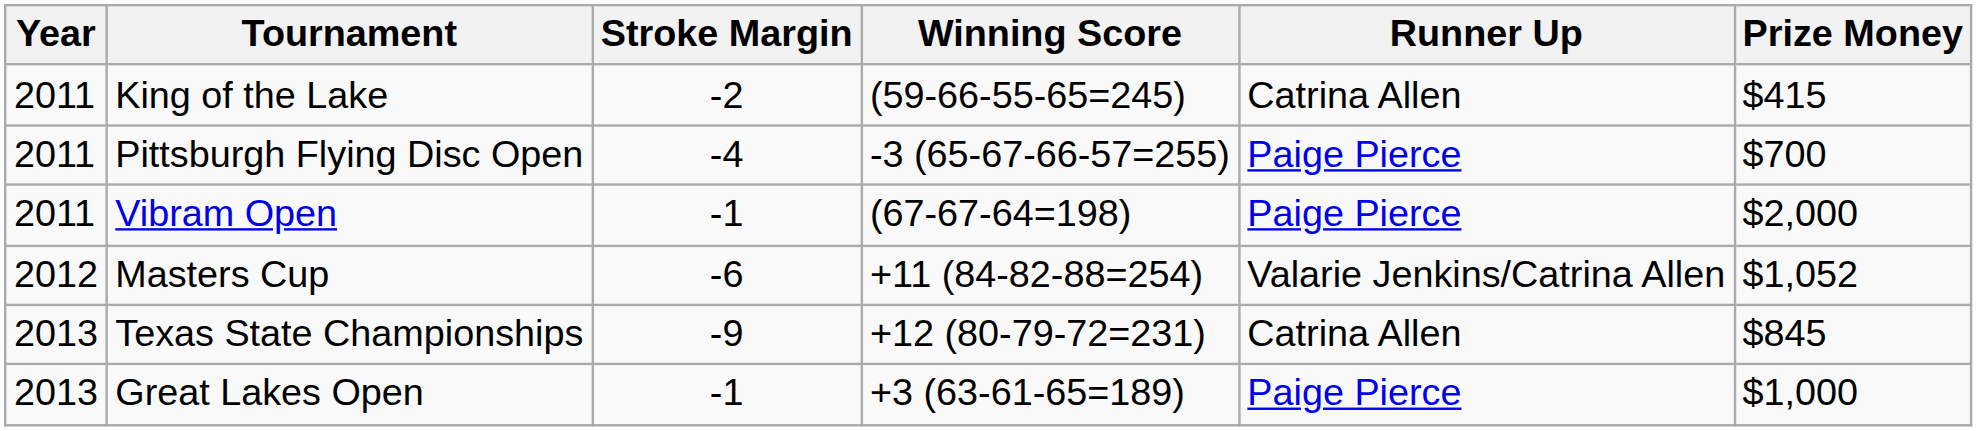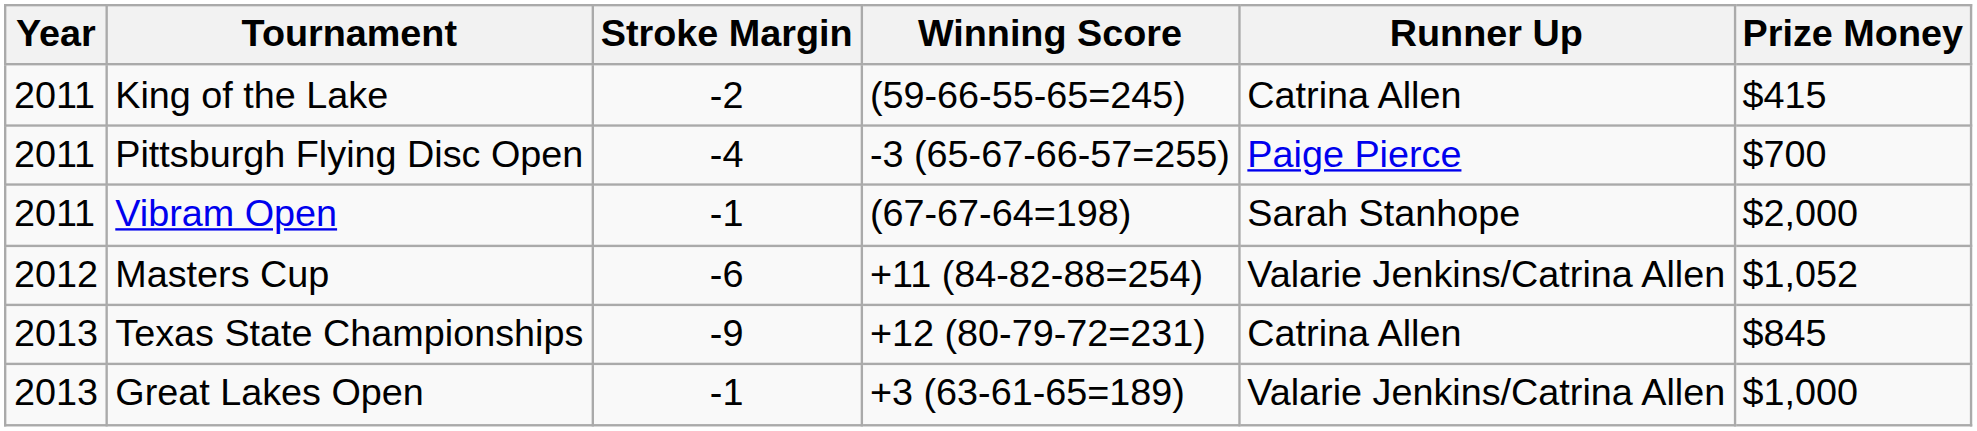(1354, 214) Paige Pierce -> (1384, 214) Sarah Stanhope
(1354, 393) Paige Pierce -> (1486, 393) Valarie Jenkins/Catrina Allen
